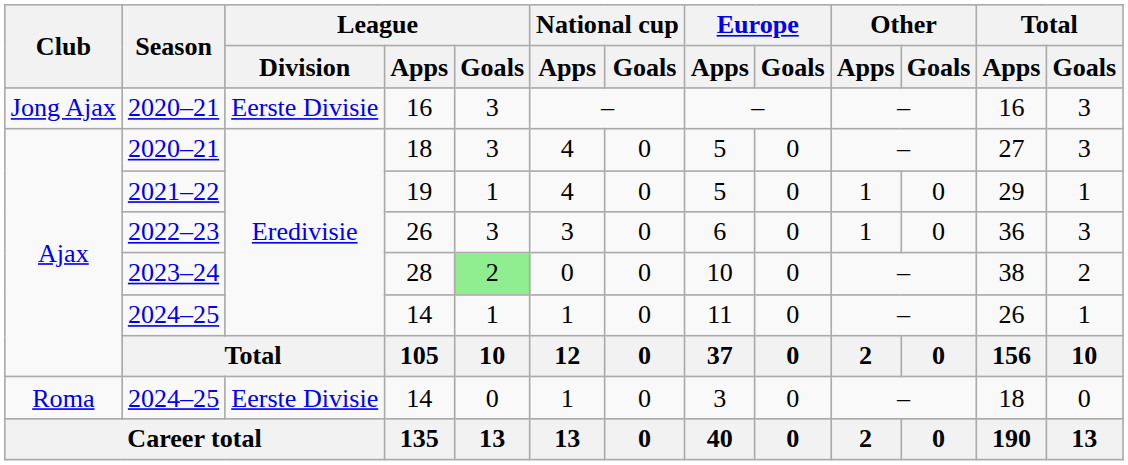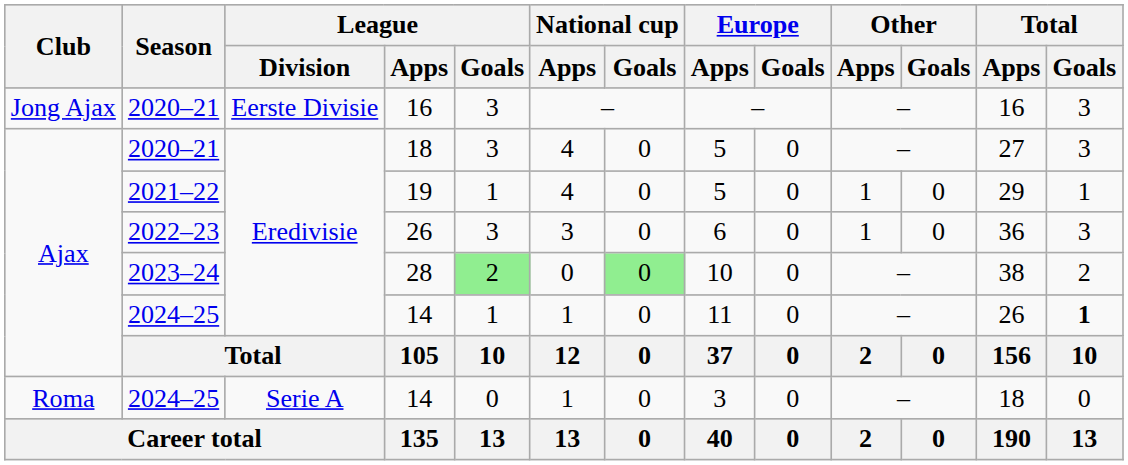(645, 273) no background -> (645, 273) lightgreen background
(1084, 314) normal -> (1084, 314) bold
(305, 397) Eerste Divisie -> (305, 397) Serie A
